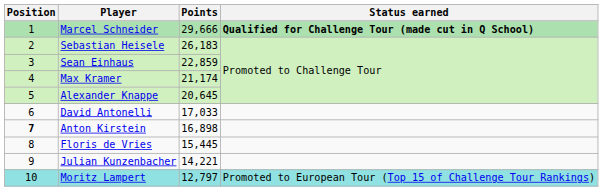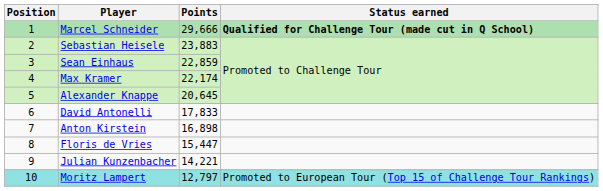(200, 46) 26,183 -> (200, 46) 23,883
(200, 79) 21,174 -> (200, 79) 22,174
(200, 112) 17,033 -> (200, 112) 17,833
(31, 128) bold -> (31, 128) normal
(200, 145) 15,445 -> (200, 145) 15,447
